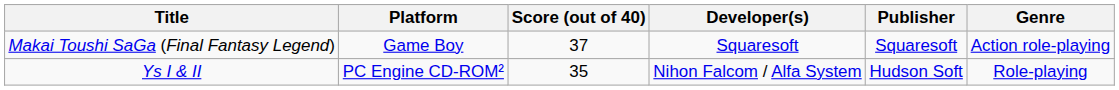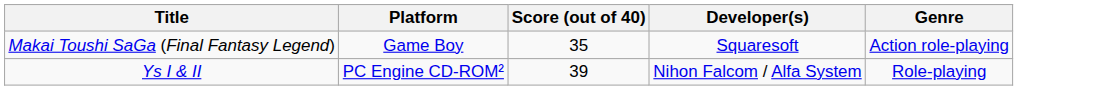- column: (916, 17)
(579, 44) 37 -> (579, 44) 35
(579, 71) 35 -> (579, 71) 39
